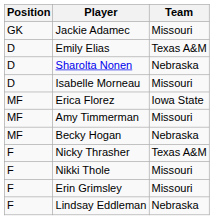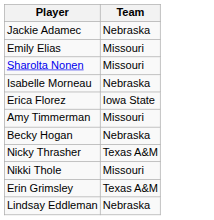- column: (29, 13)
(172, 30) Missouri -> (126, 30) Nebraska
(179, 48) Texas A&M -> (123, 48) Missouri
(175, 65) Nebraska -> (123, 65) Missouri
(172, 83) Missouri -> (126, 83) Nebraska
(172, 188) Missouri -> (130, 188) Texas A&M
